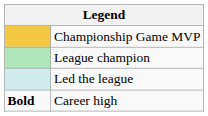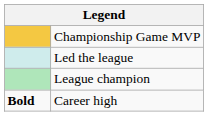rows swapped: (94, 79) <-> (102, 57)
